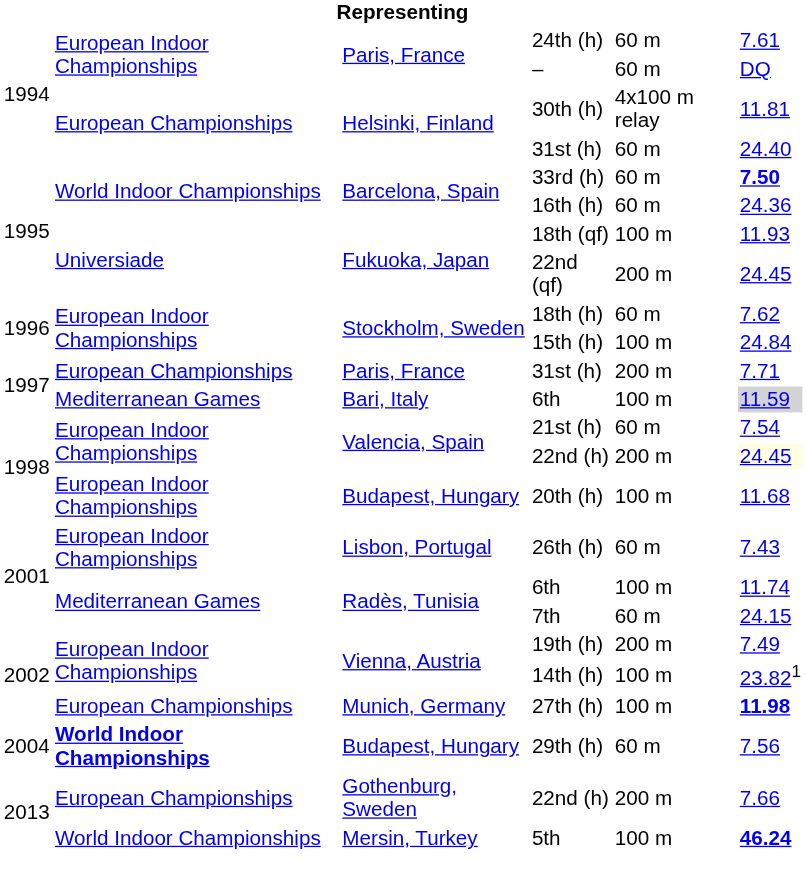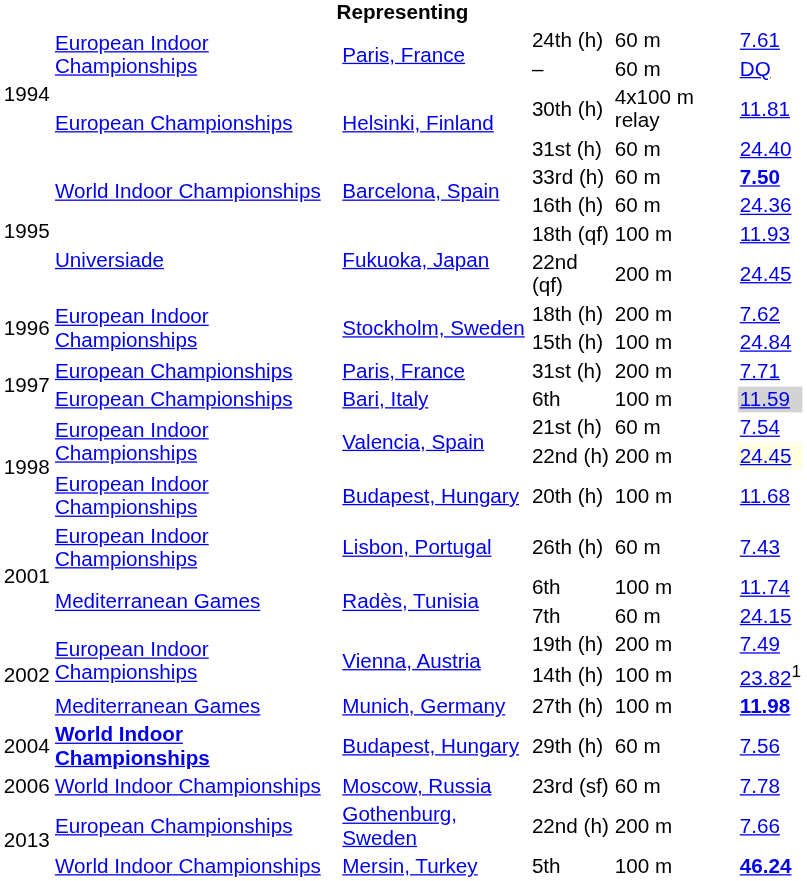(638, 314) 60 m -> (643, 314) 200 m
(158, 399) Mediterranean Games -> (174, 399) European Championships
(174, 706) European Championships -> (158, 706) Mediterranean Games
+ row: (417, 786)
